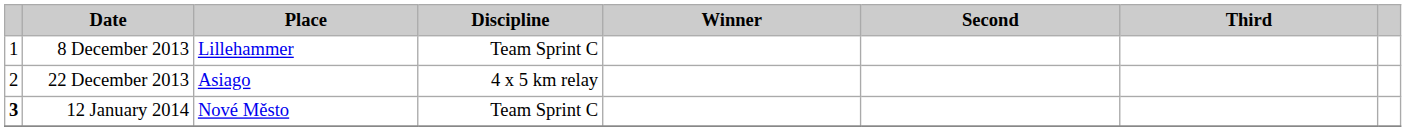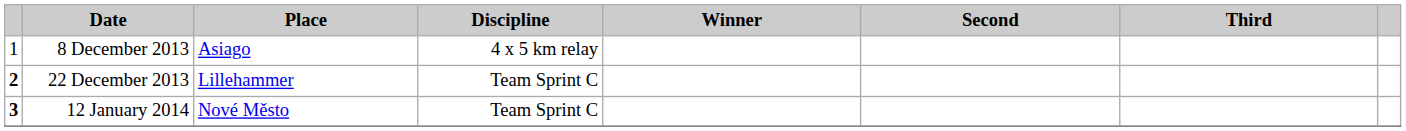(246, 49) Lillehammer -> (224, 49) Asiago
(544, 49) Team Sprint C -> (545, 49) 4 x 5 km relay
(14, 80) normal -> (14, 80) bold
(224, 80) Asiago -> (246, 80) Lillehammer
(545, 80) 4 x 5 km relay -> (544, 80) Team Sprint C
